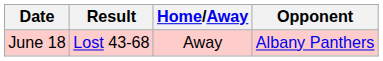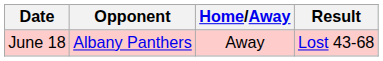columns swapped: (315, 17) <-> (111, 17)
